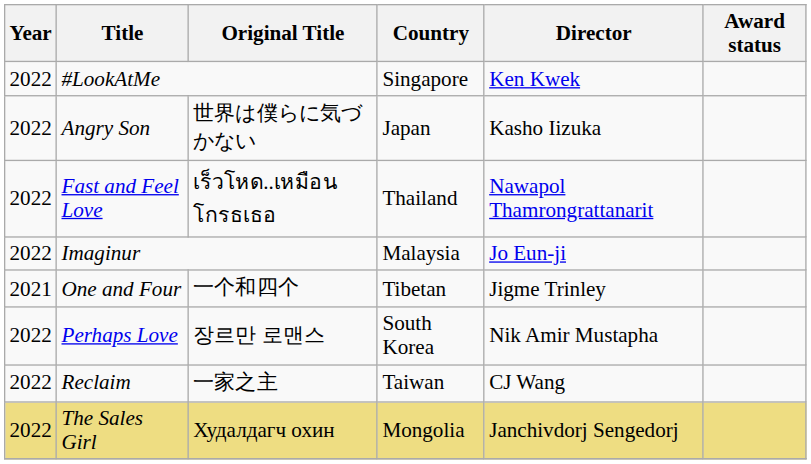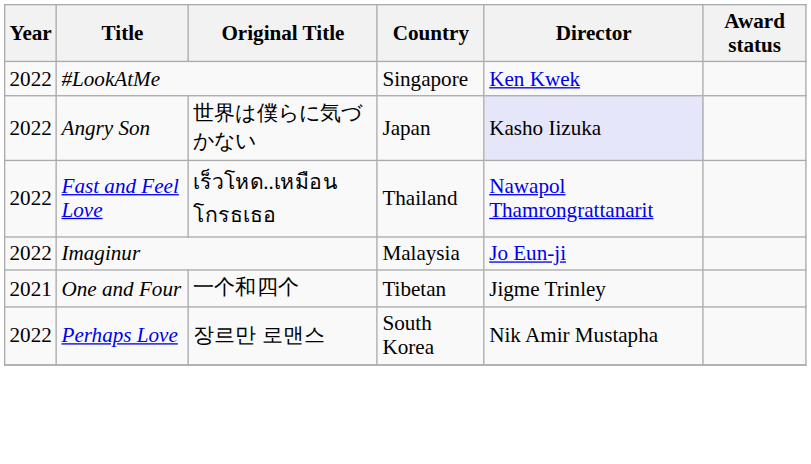(545, 127) no background -> (545, 127) lavender background
- row: (96, 383)
- row: (102, 430)
